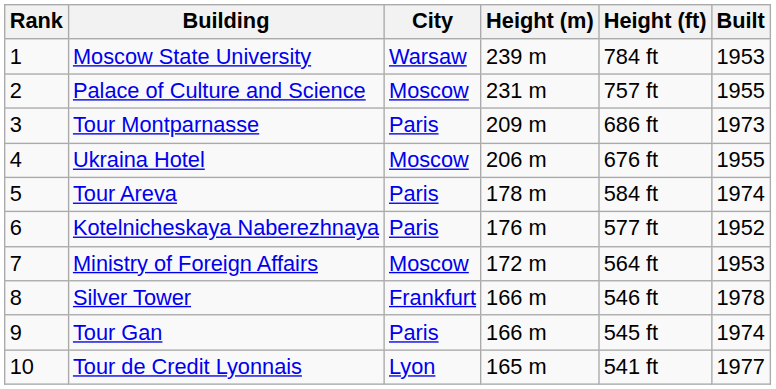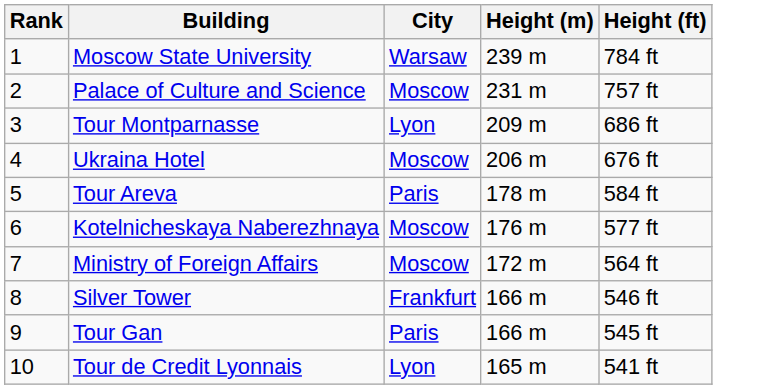- column: (741, 21)
(414, 125) Paris -> (412, 125) Lyon
(414, 228) Paris -> (429, 228) Moscow
